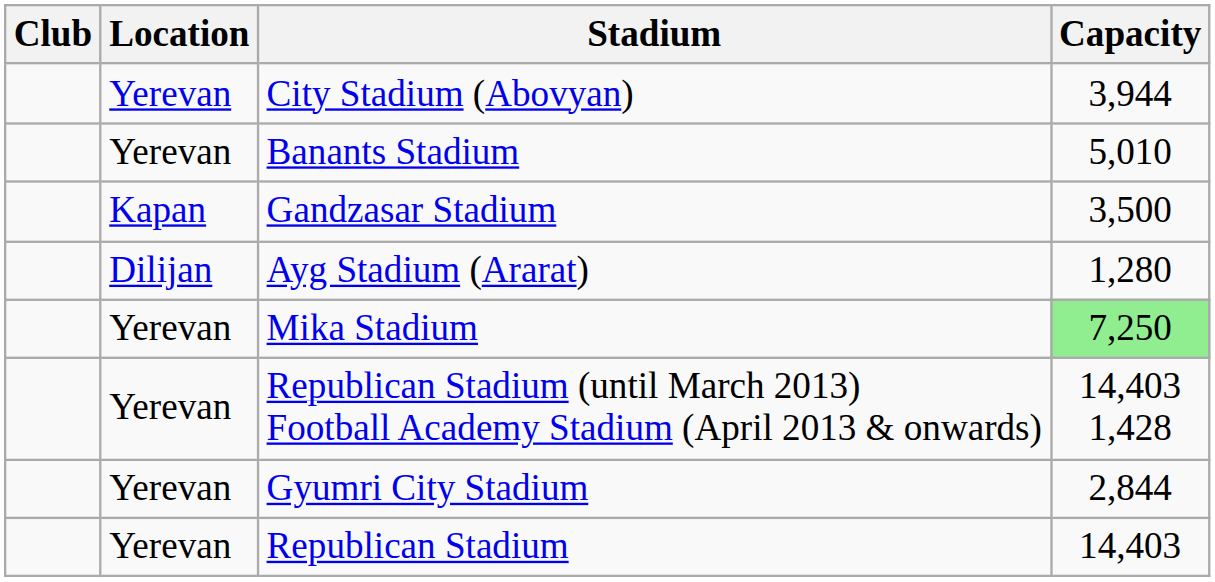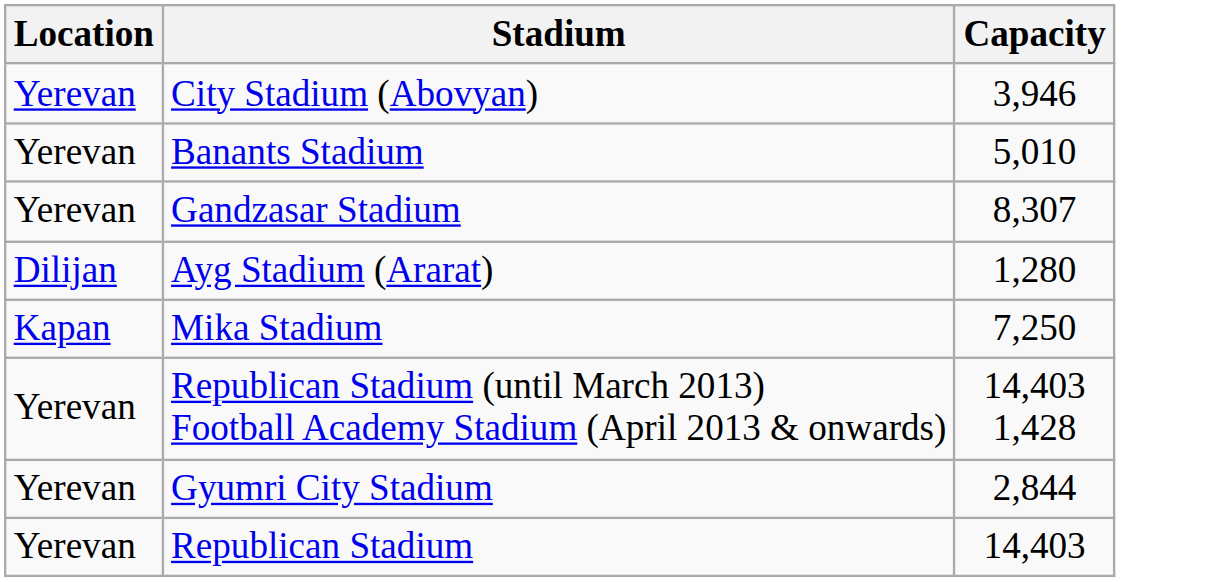- column: (53, 33)
(1130, 92) 3,944 -> (1035, 92) 3,946
(158, 210) Kapan -> (75, 210) Yerevan
(1130, 210) 3,500 -> (1035, 210) 8,307
(170, 328) Yerevan -> (62, 328) Kapan
(1130, 328) lightgreen background -> (1035, 328) no background
